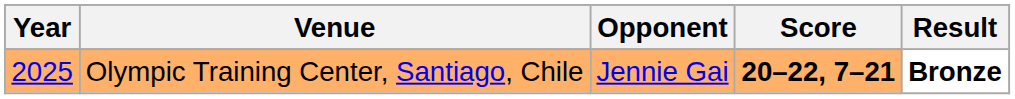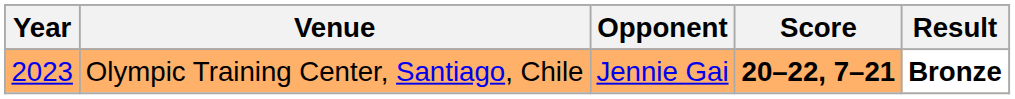(42, 71) 2025 -> (42, 71) 2023
